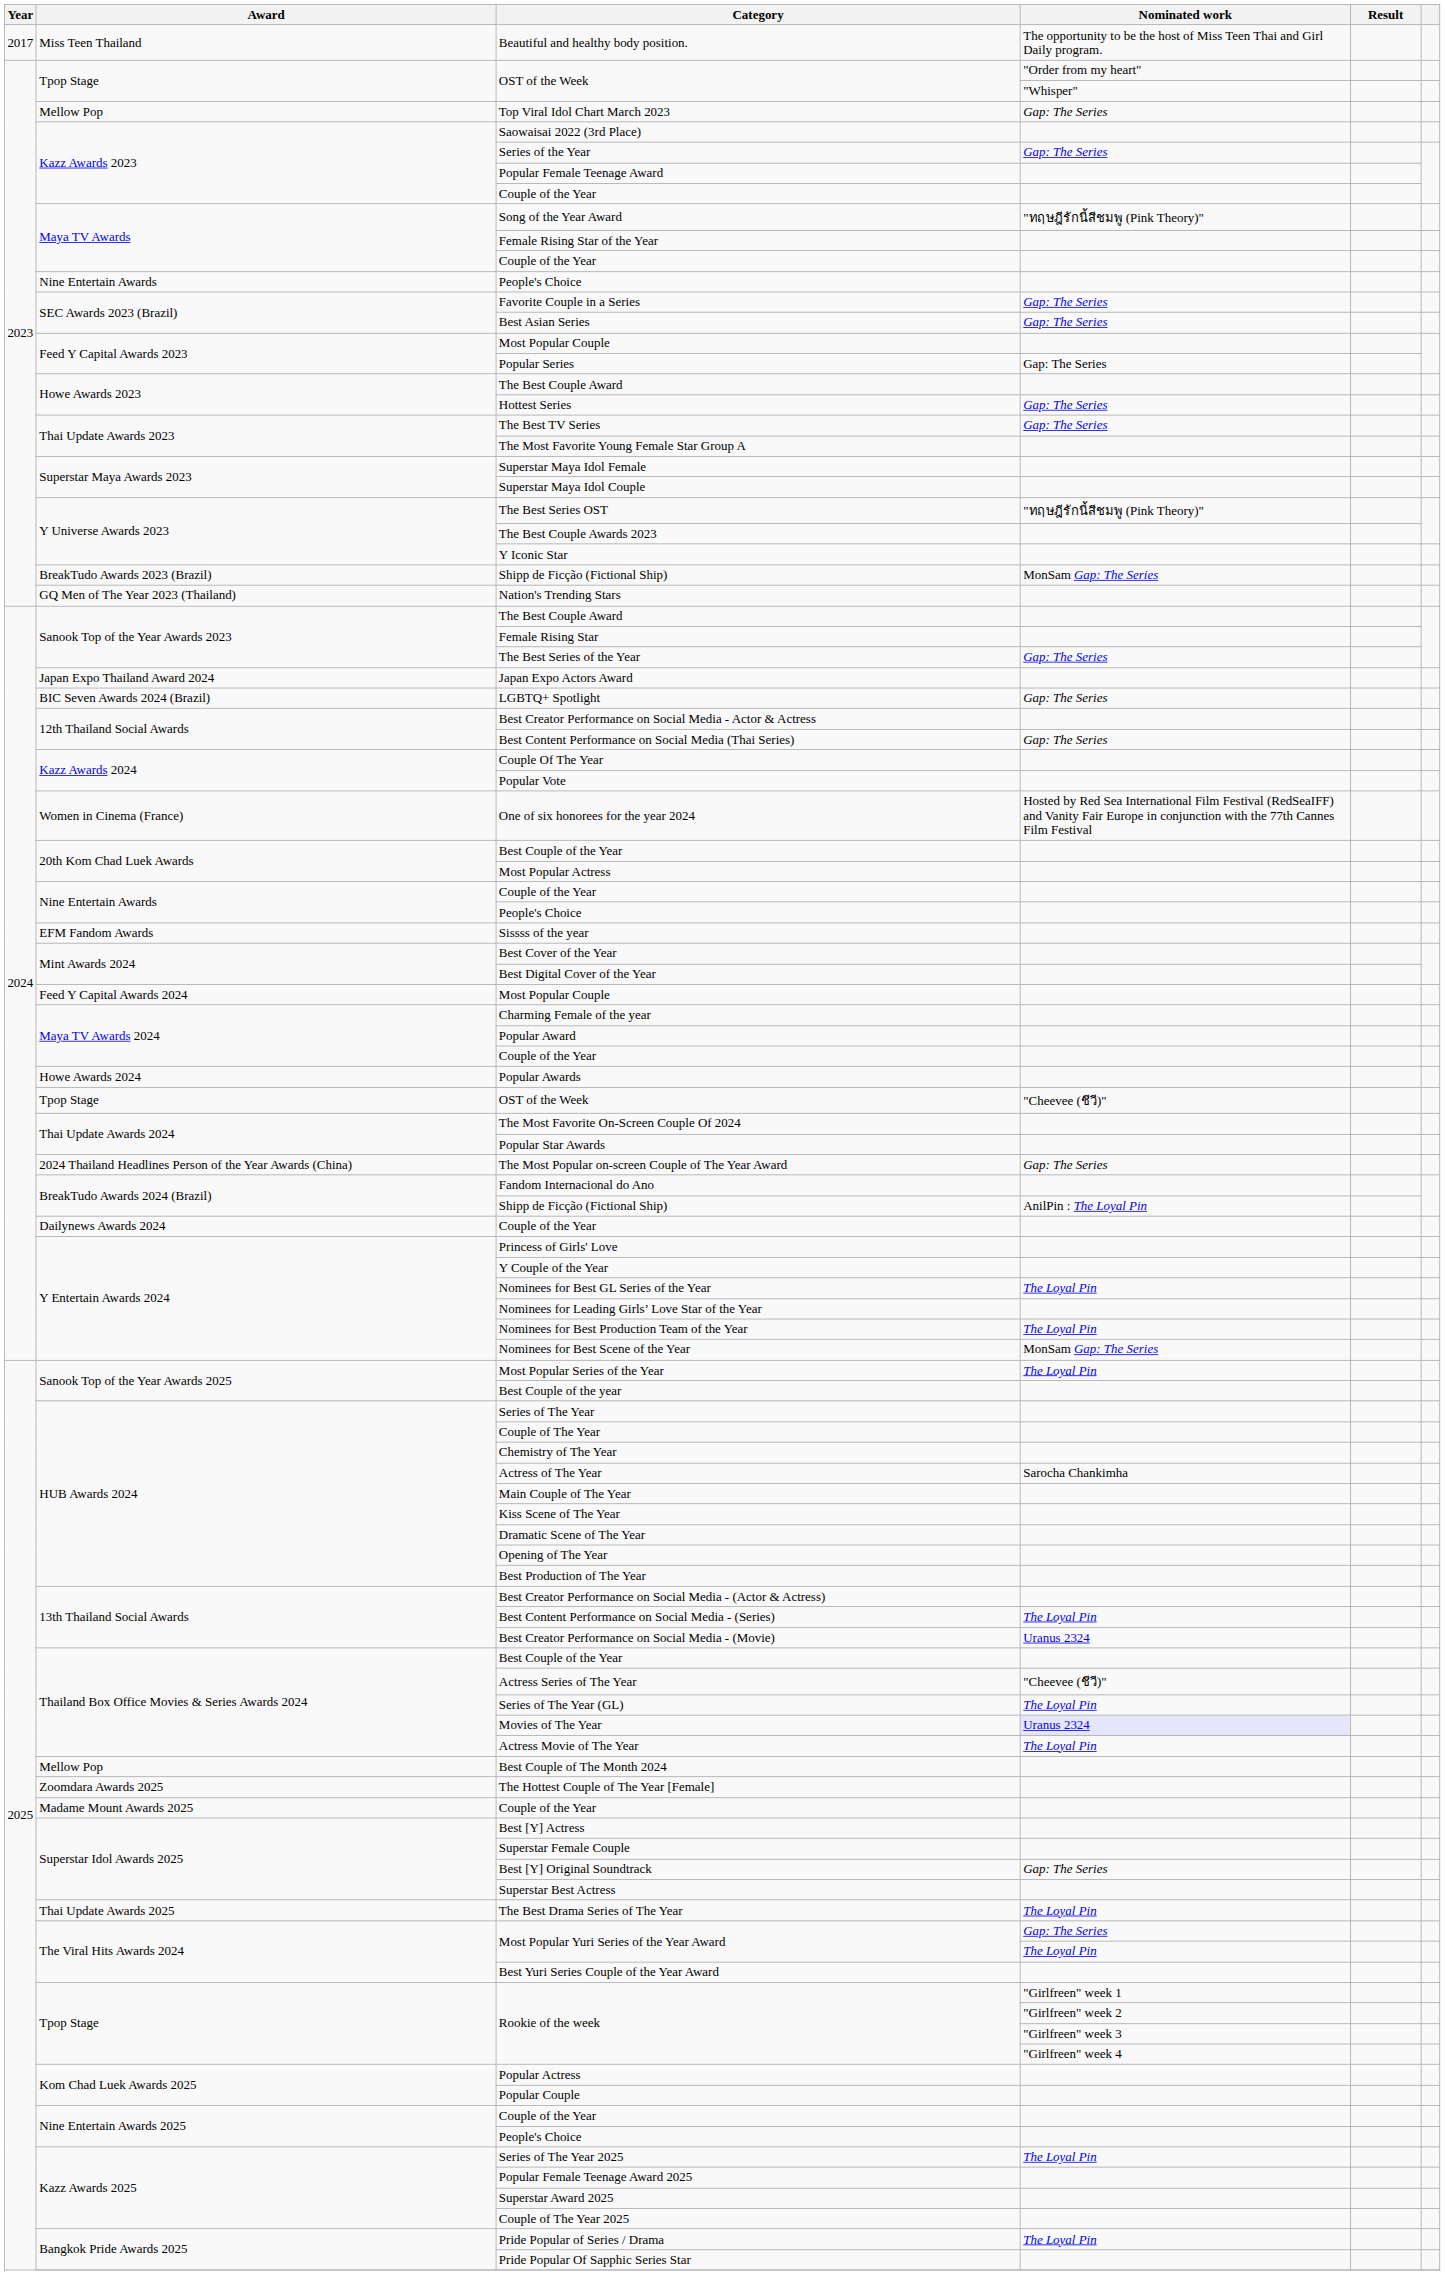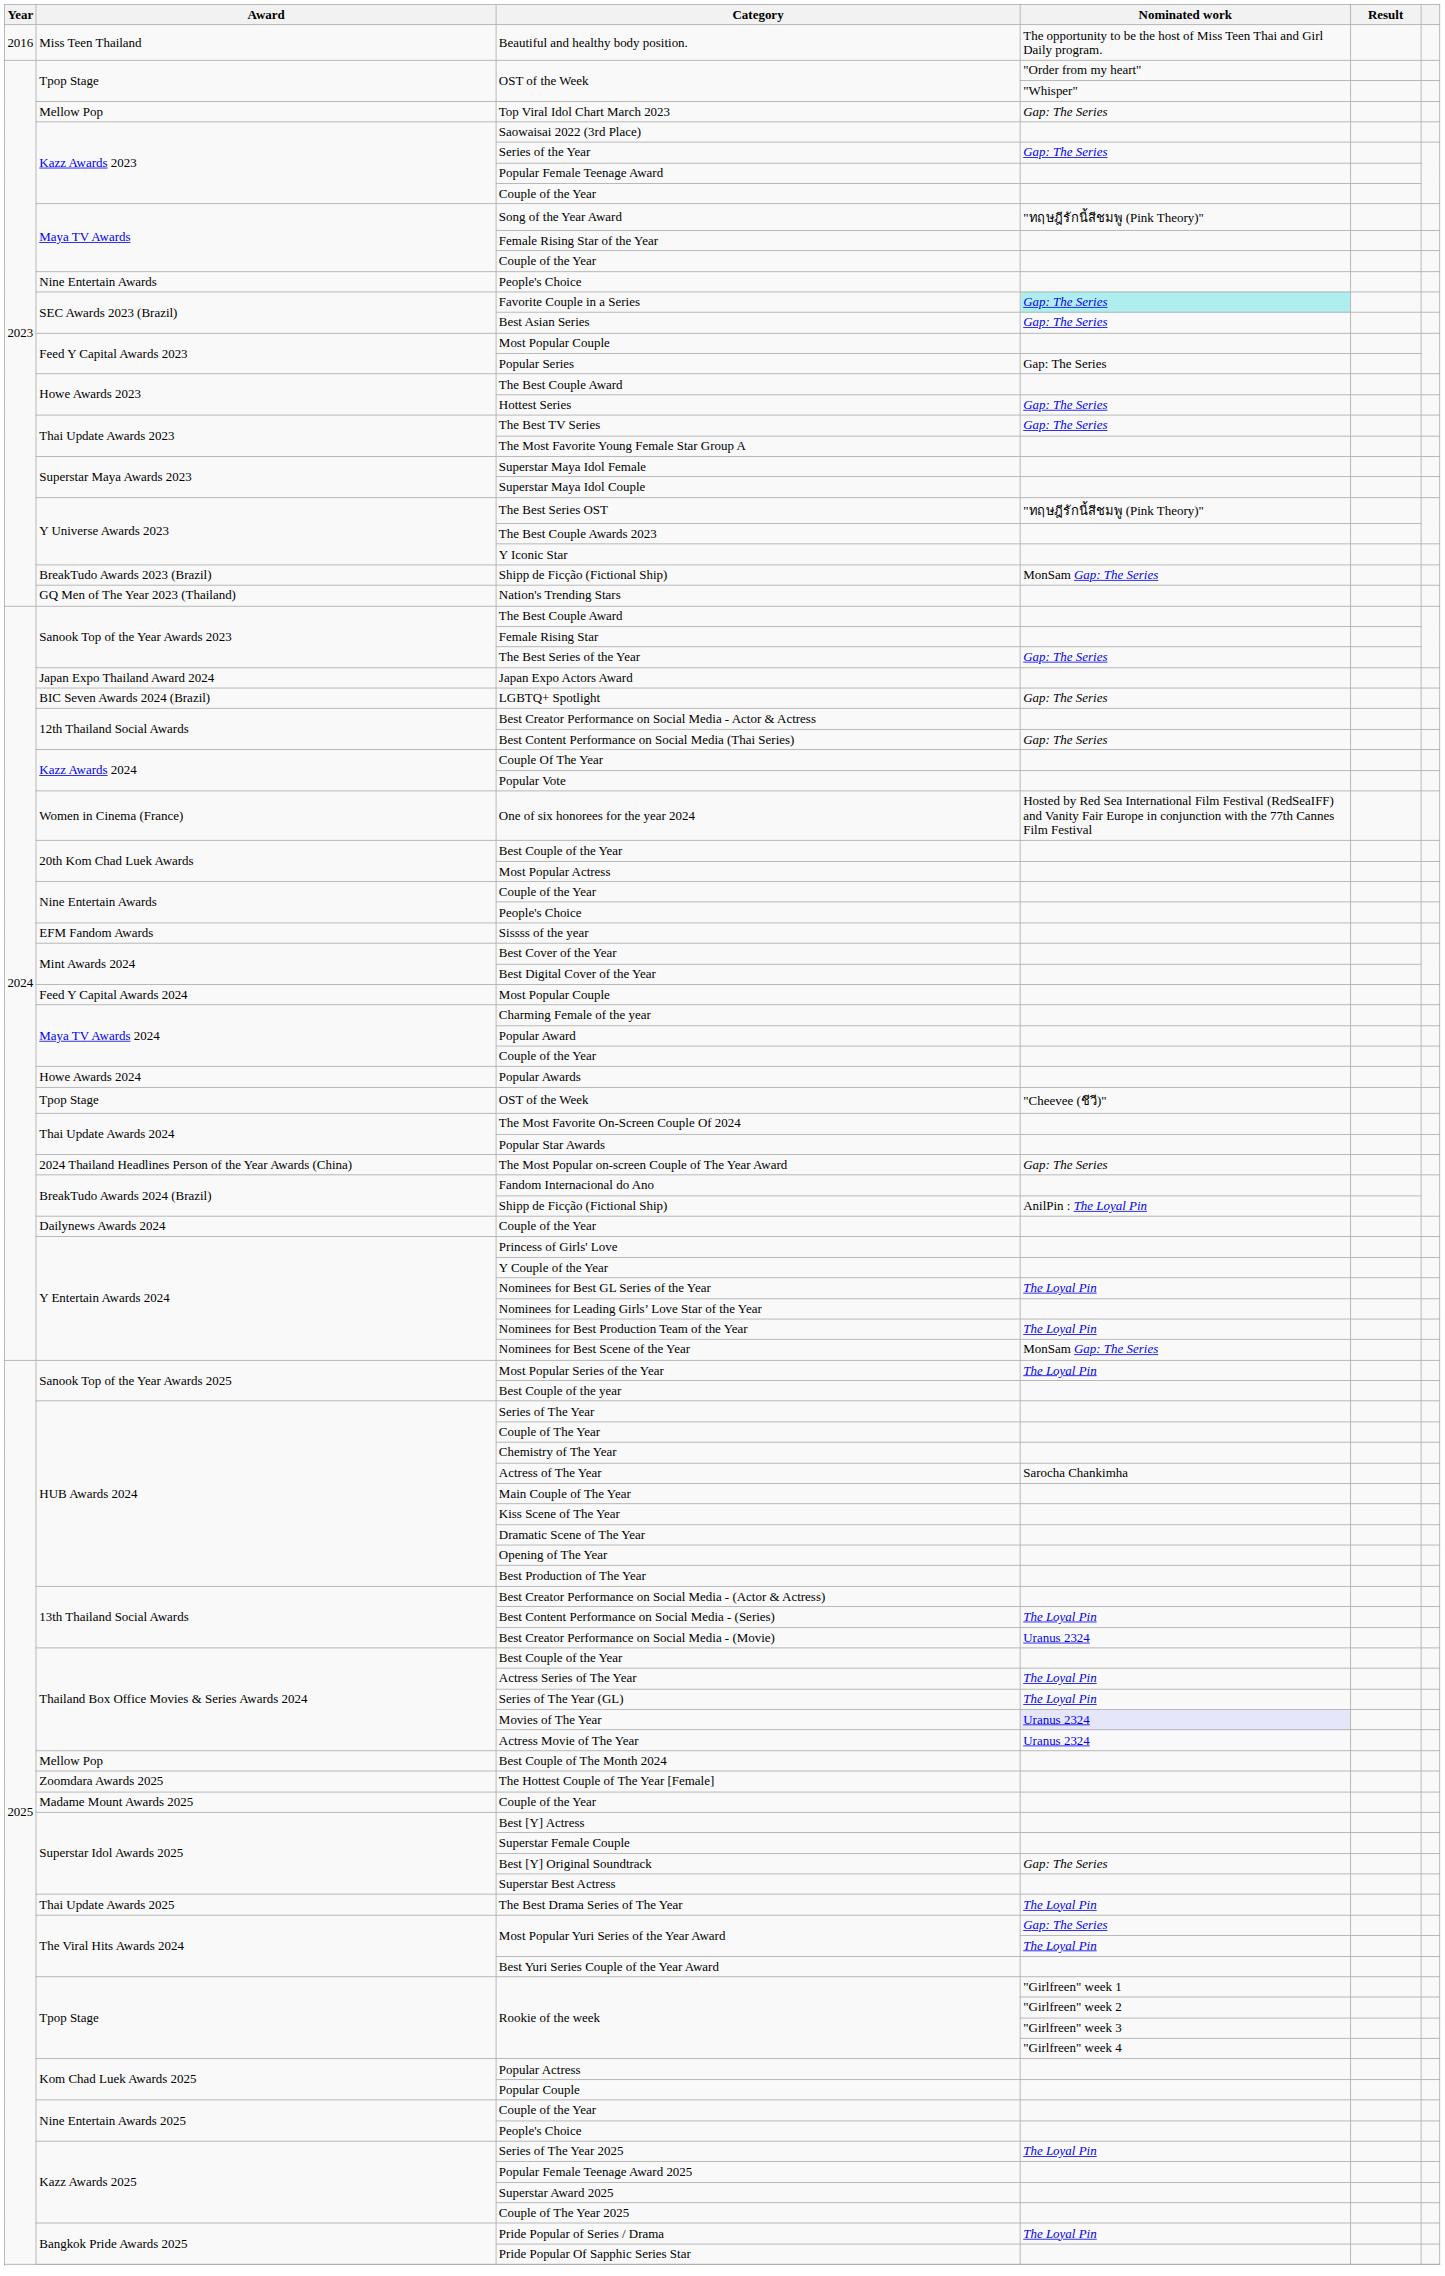(20, 42) 2017 -> (20, 42) 2016
(1065, 302) no background -> (1065, 302) paleturquoise background
(1065, 1681) "Cheevee (ชีวี)" -> (1060, 1678) The Loyal Pin
(1060, 1746) The Loyal Pin -> (1057, 1740) Uranus 2324
